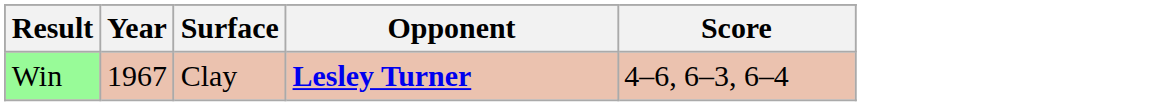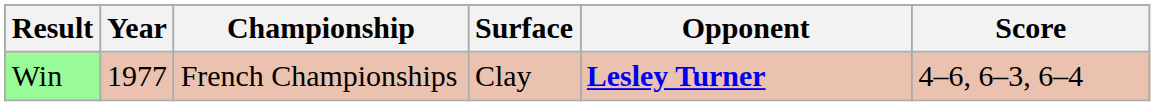+ column: (321, 28)
(137, 75) 1967 -> (137, 75) 1977
